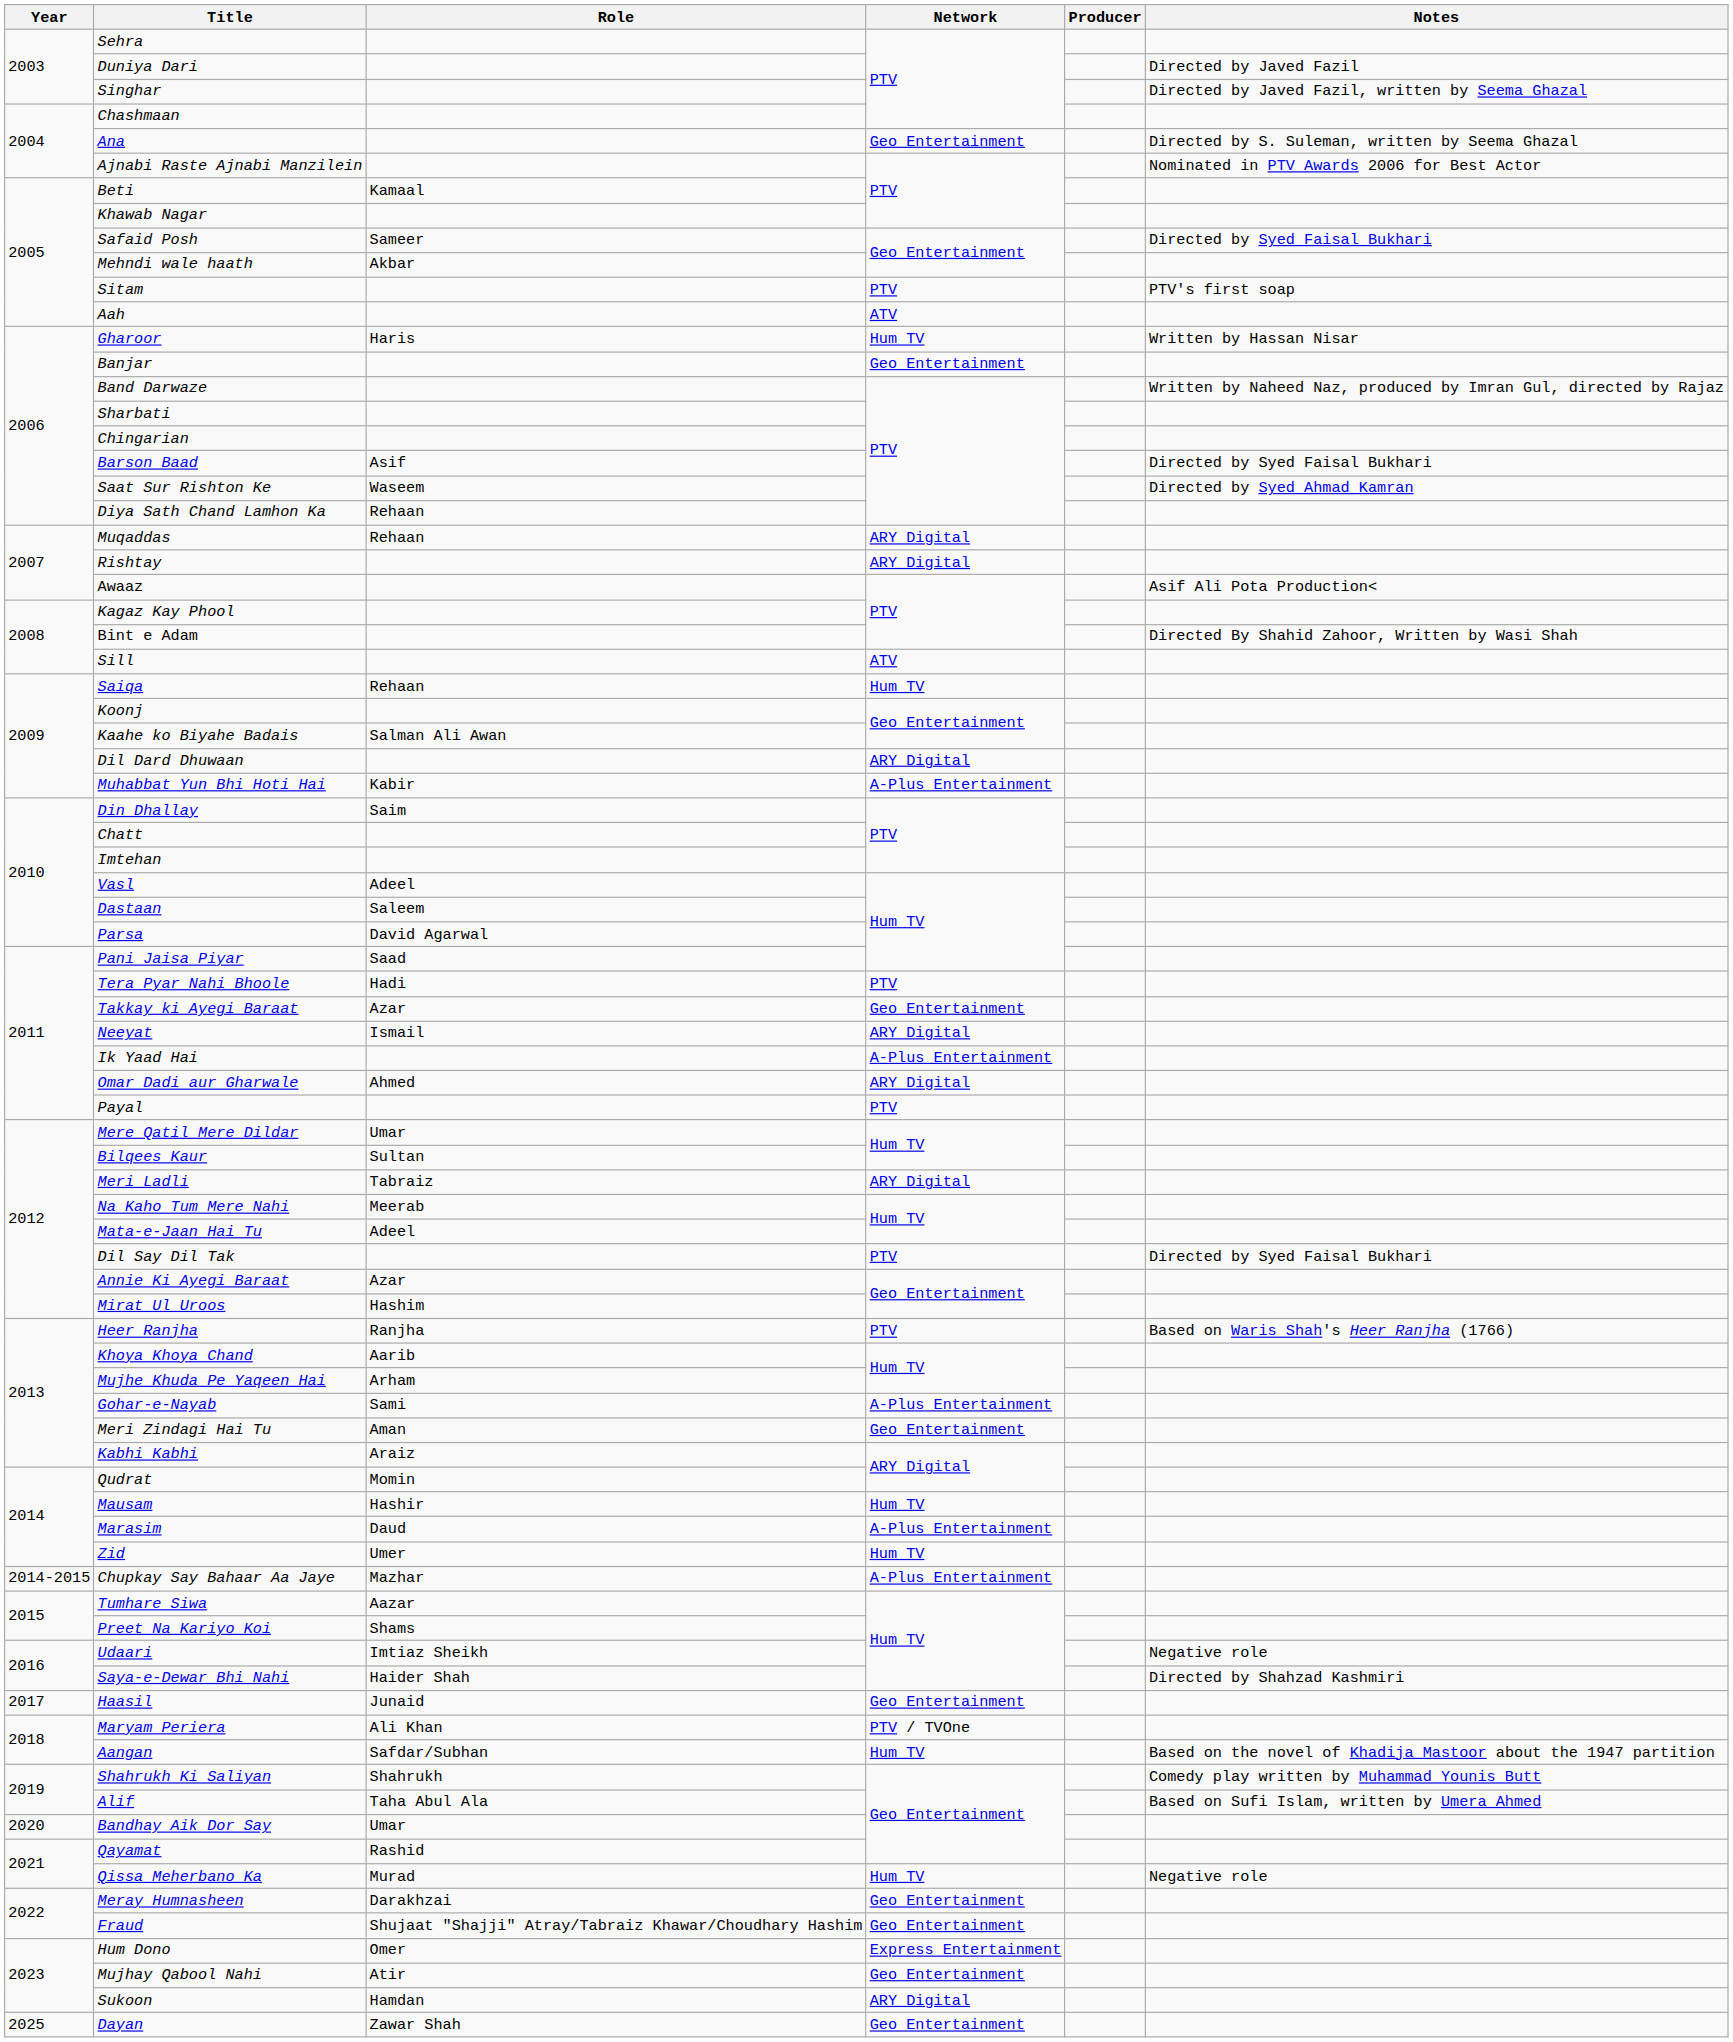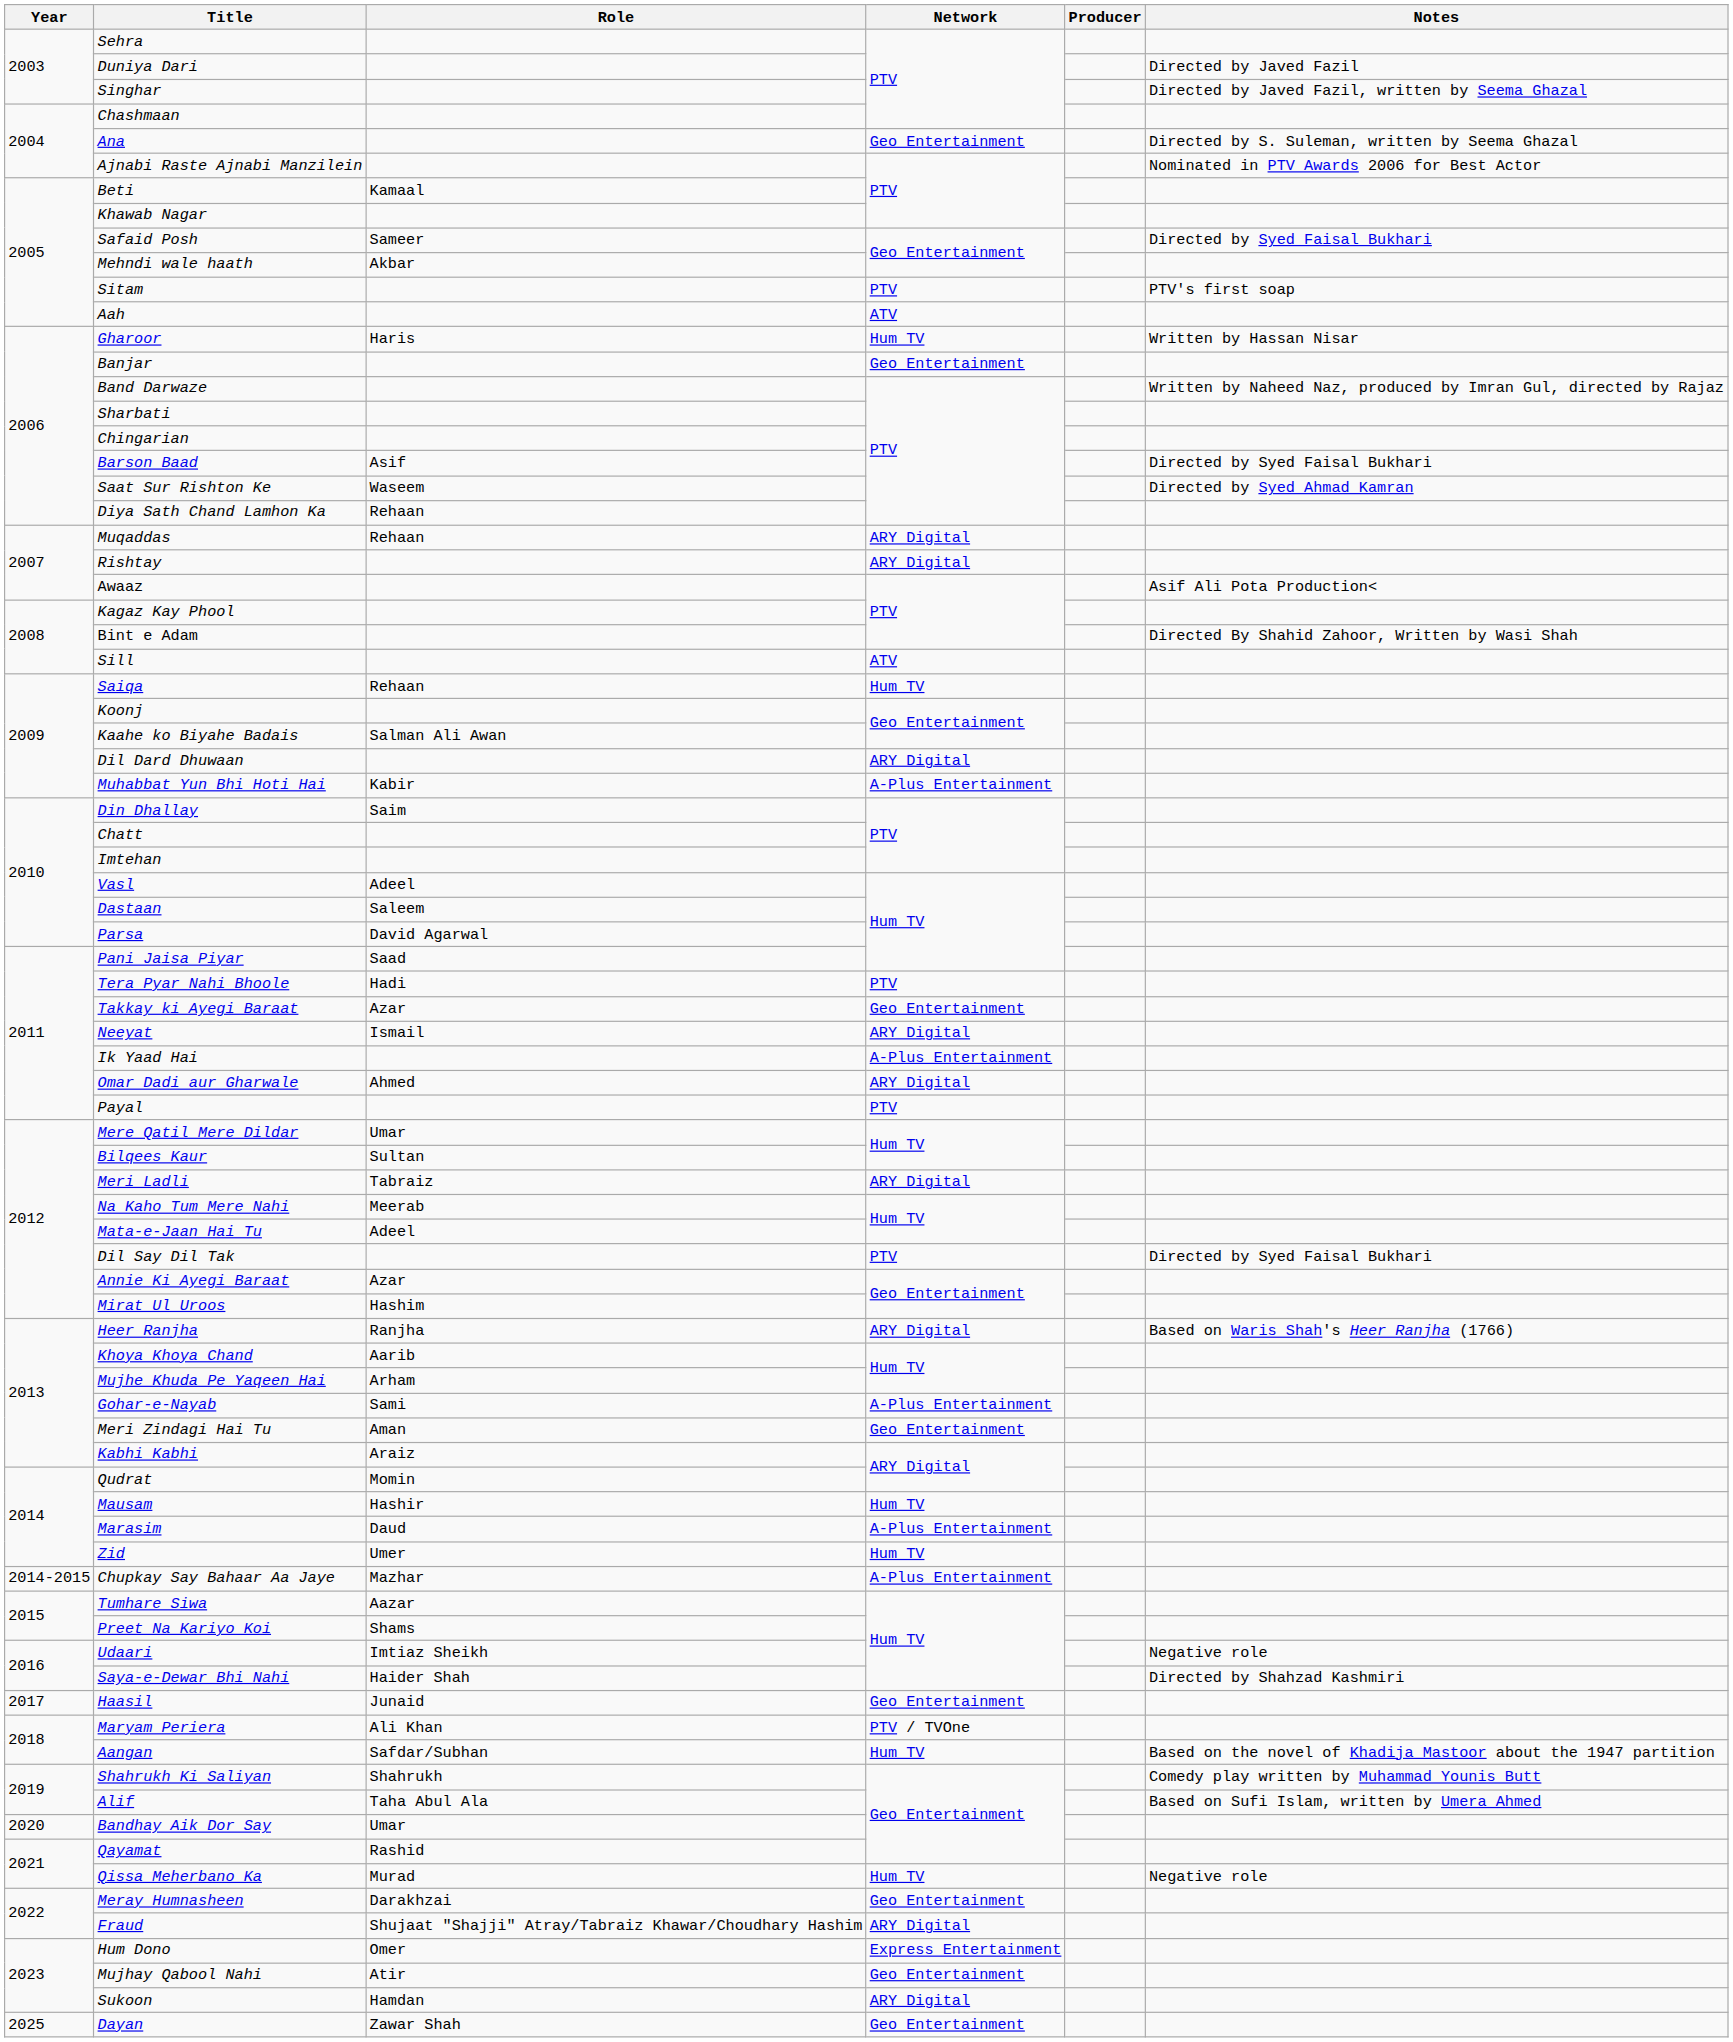(883, 1331) PTV -> (920, 1331) ARY Digital
(947, 1926) Geo Entertainment -> (920, 1926) ARY Digital
